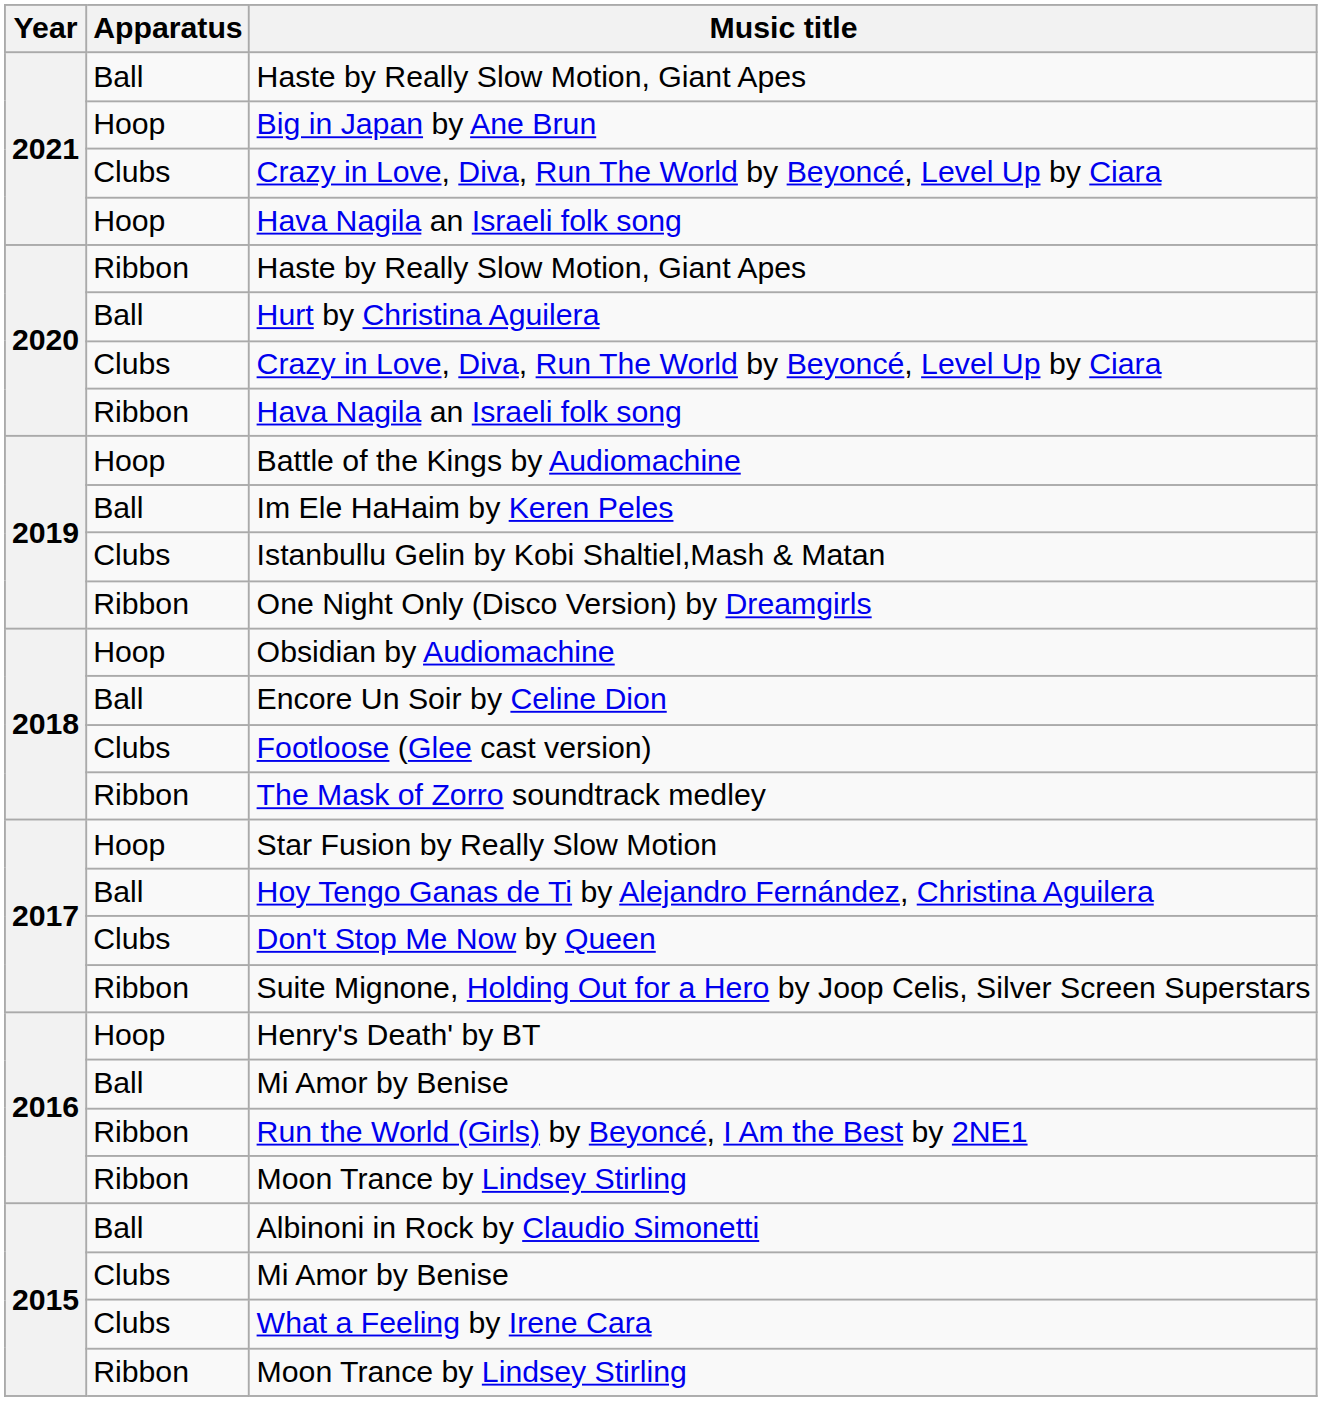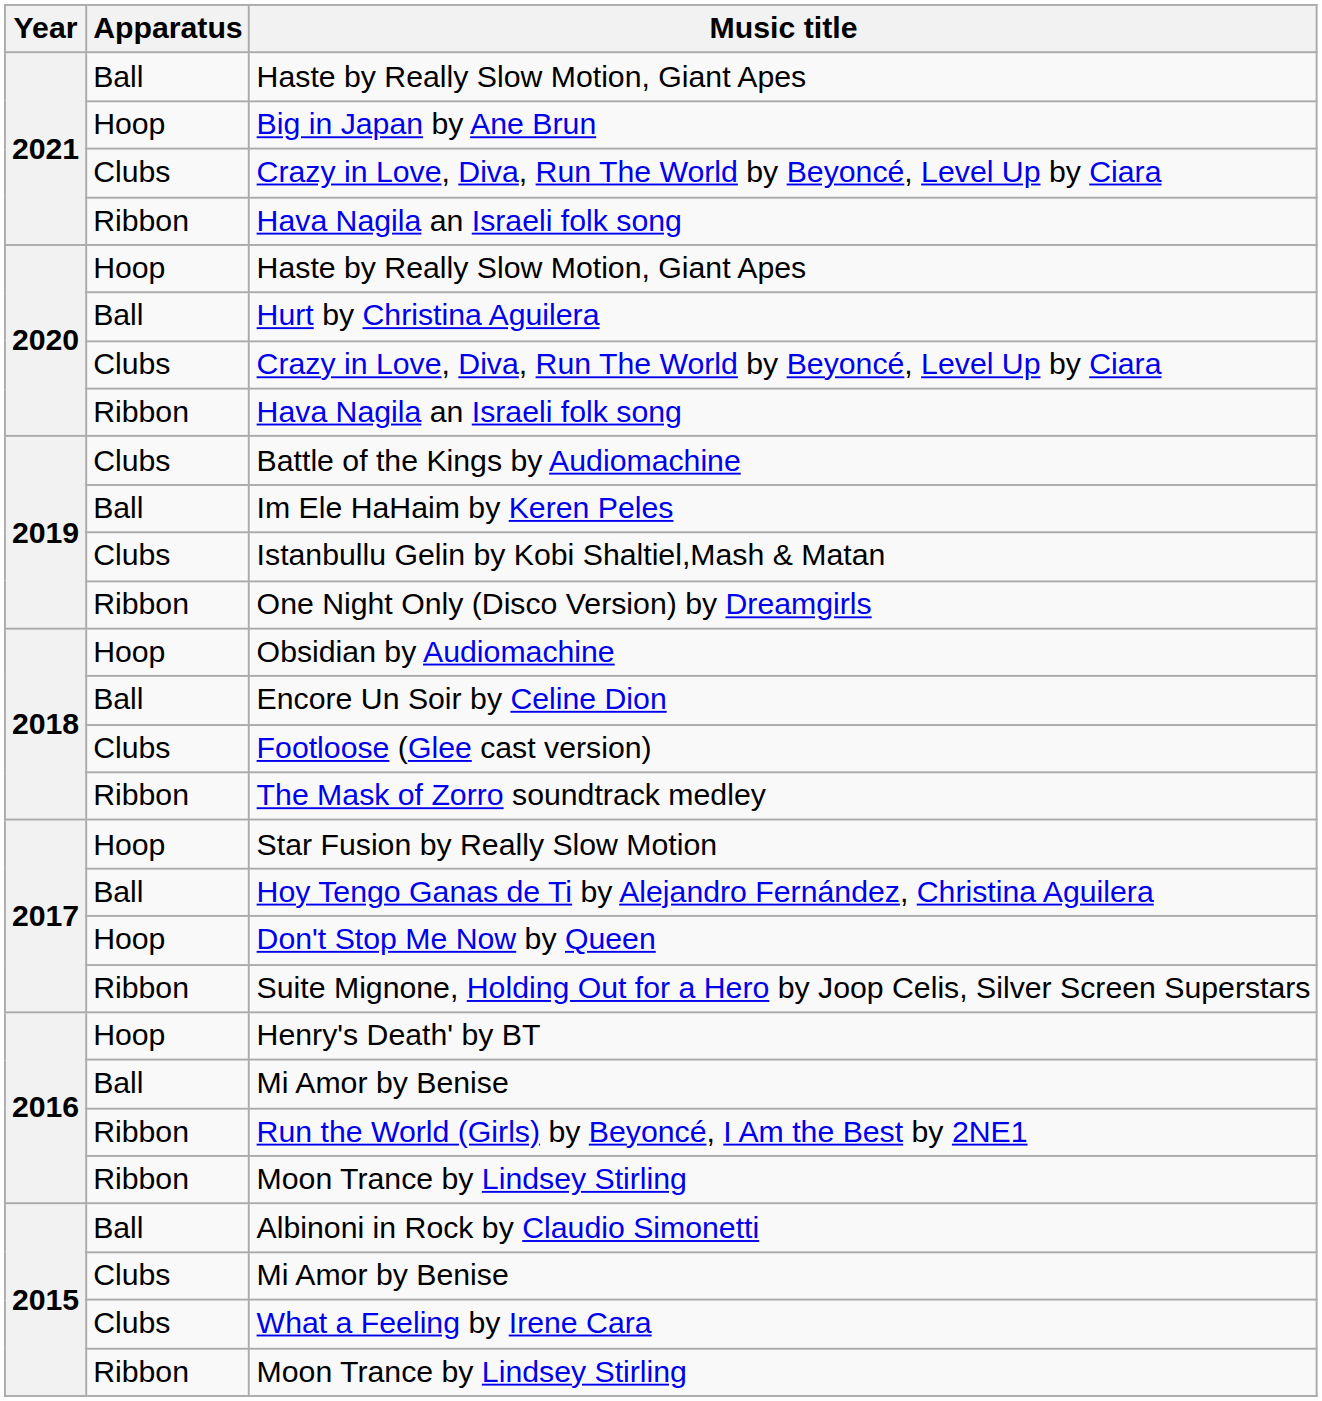(129, 220) Hoop -> (141, 220) Ribbon
(141, 268) Ribbon -> (129, 268) Hoop
(129, 460) Hoop -> (132, 460) Clubs
(132, 939) Clubs -> (129, 939) Hoop
